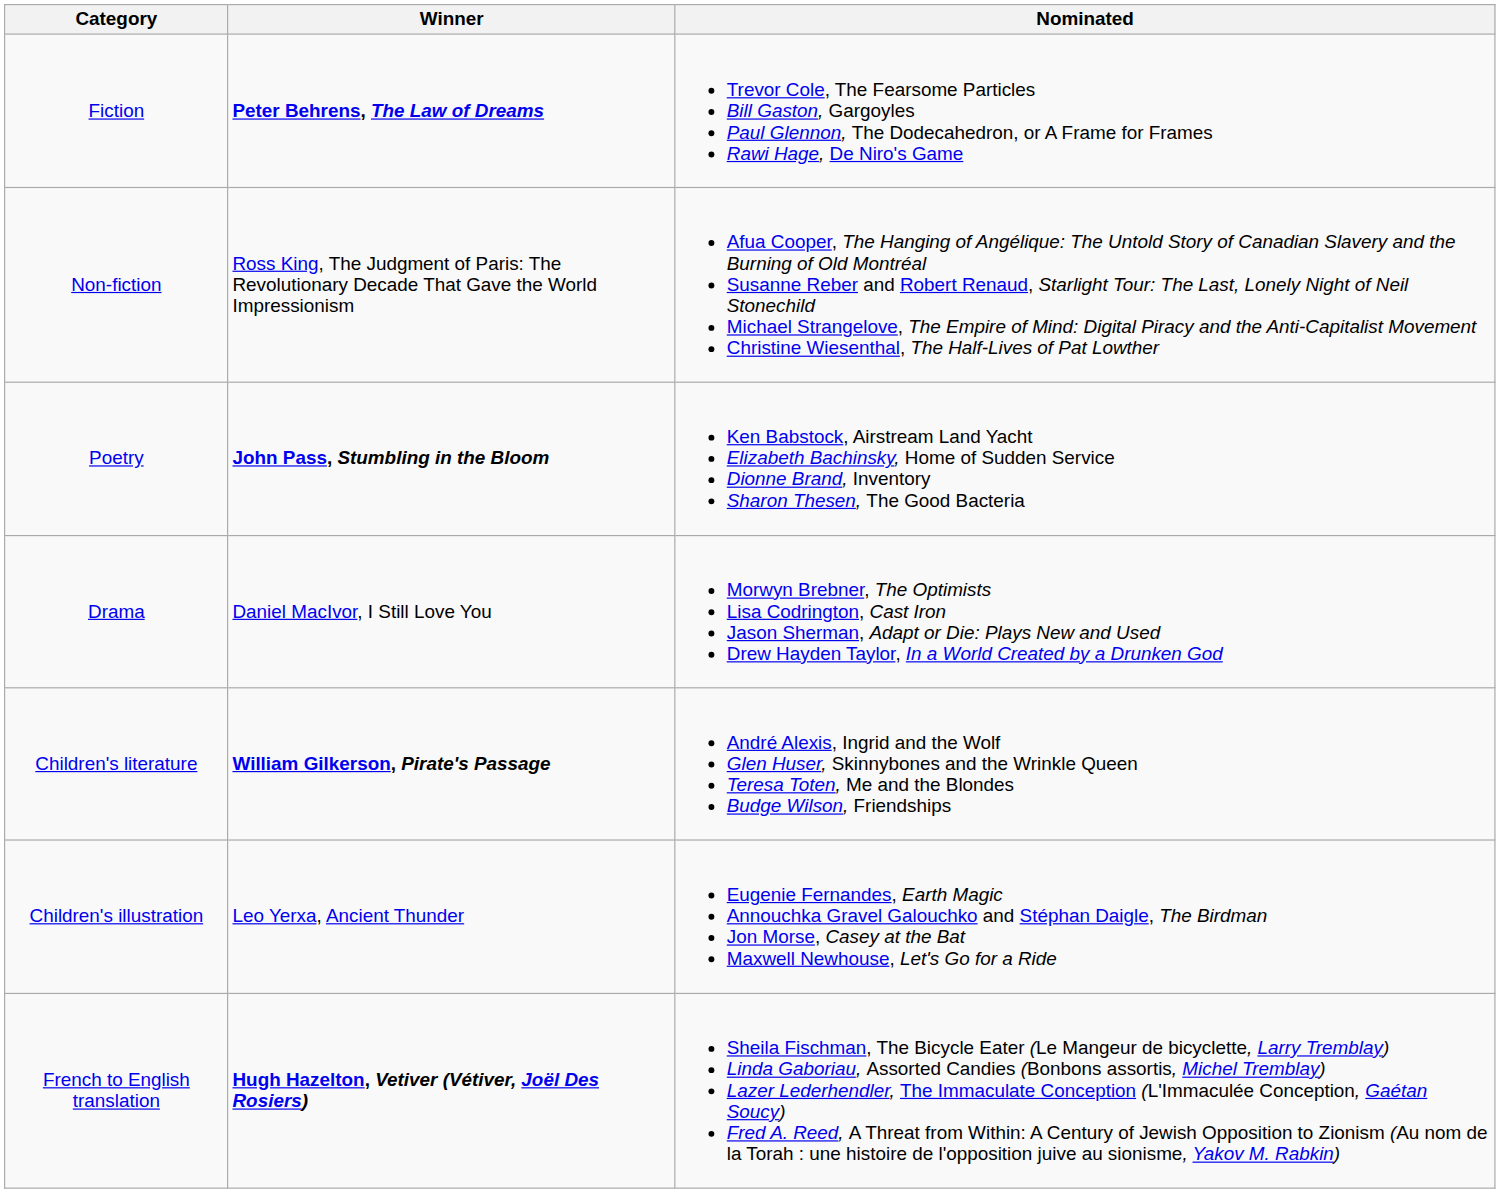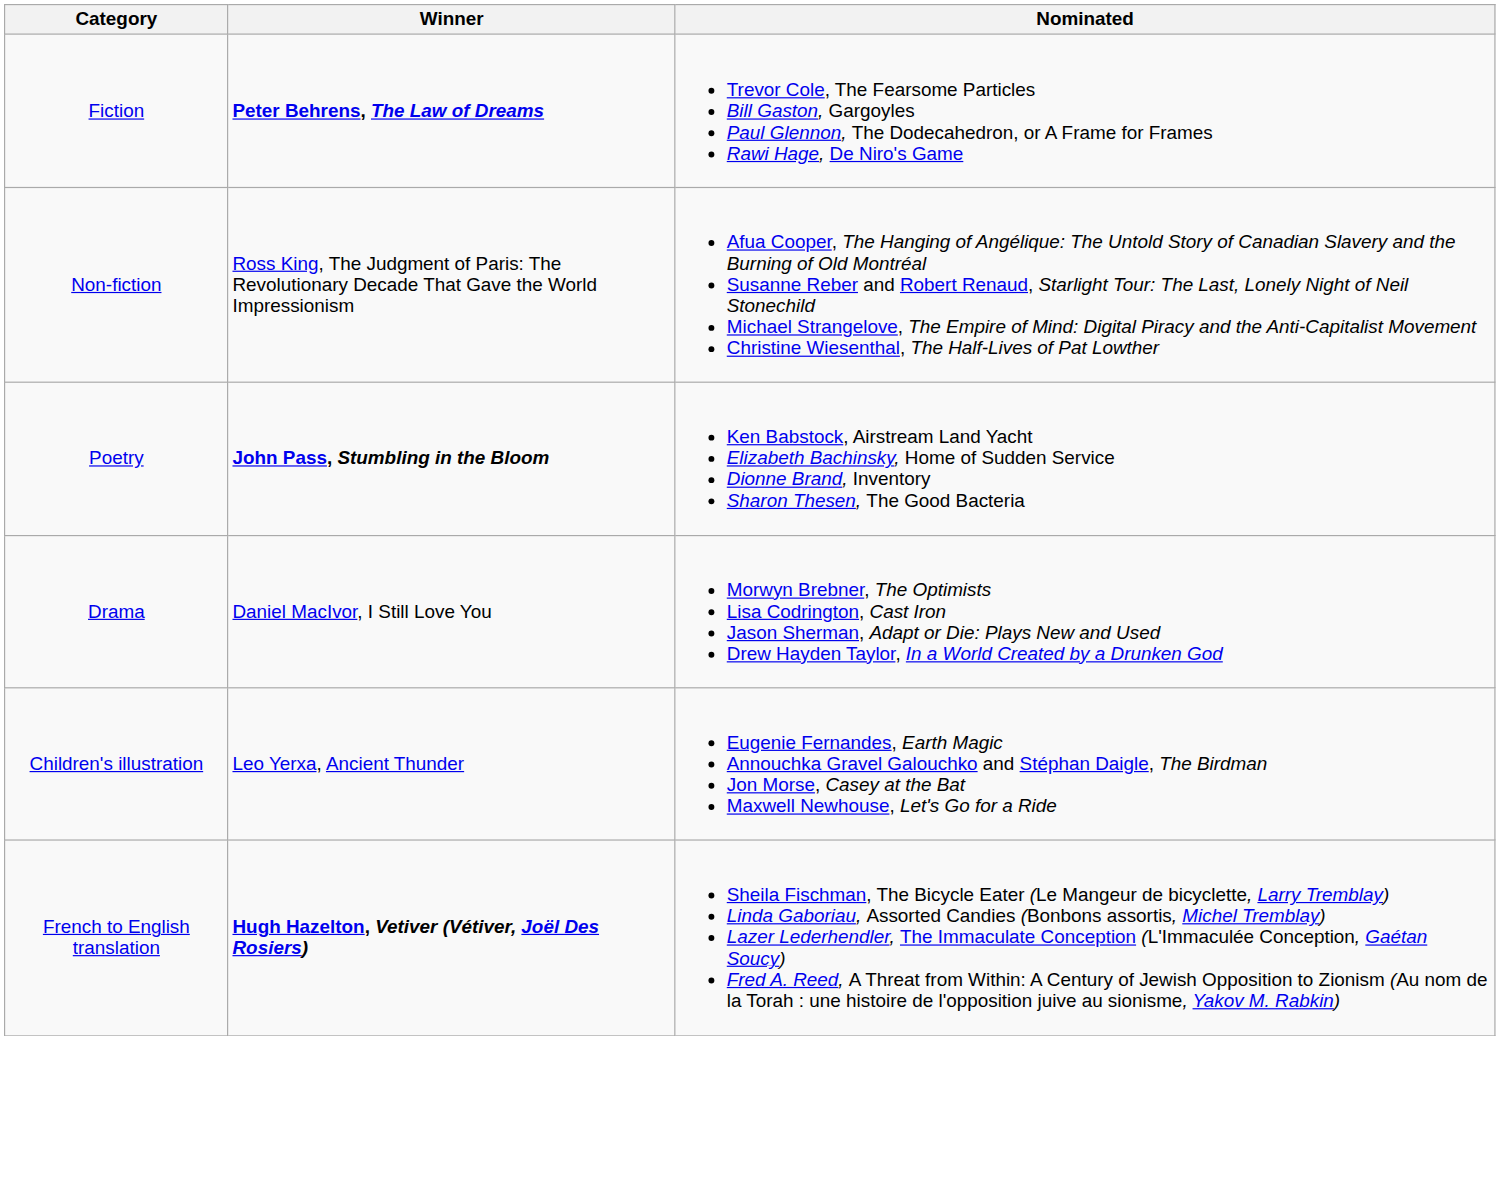- row: (116, 763)
